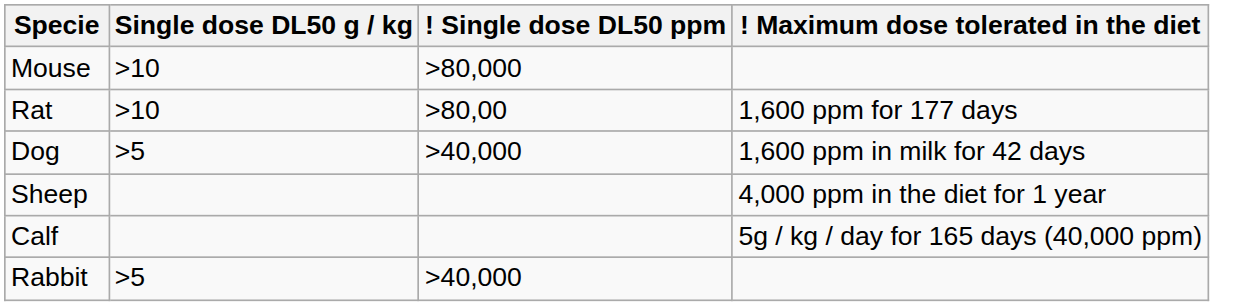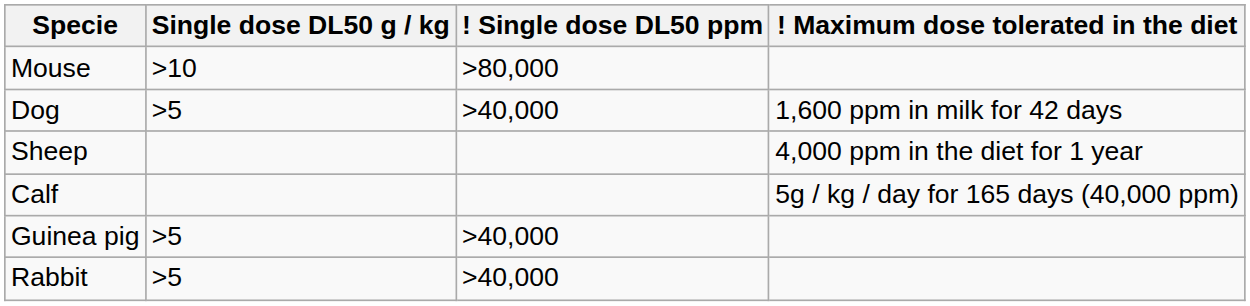- row: (32, 109)
+ row: (75, 236)
